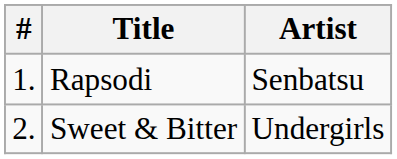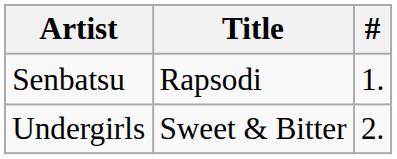columns swapped: (24, 29) <-> (318, 29)
